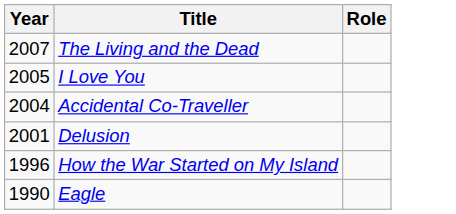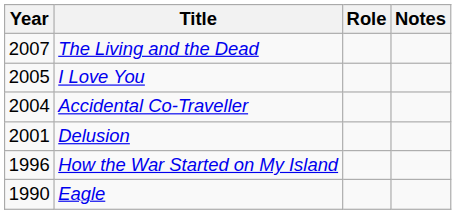+ column: (421, 19)
